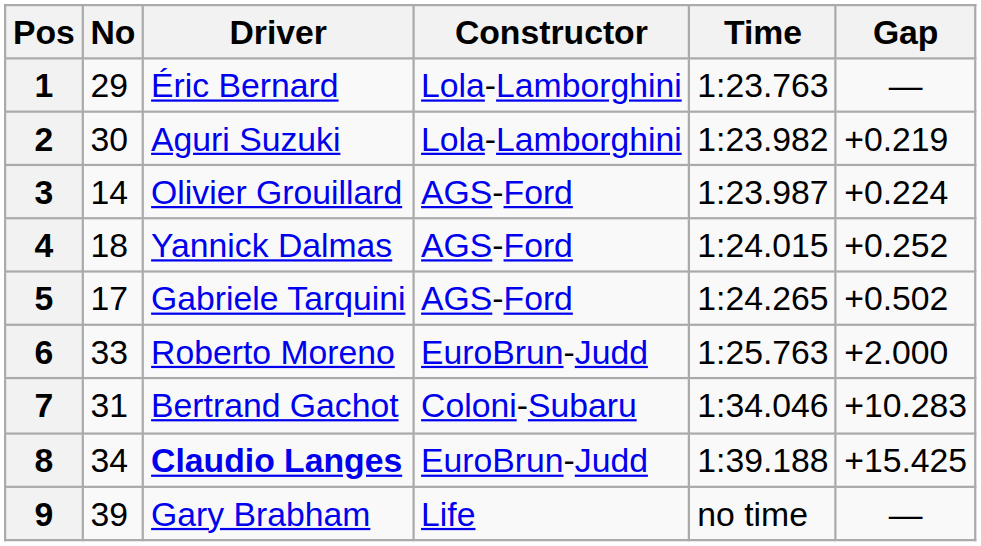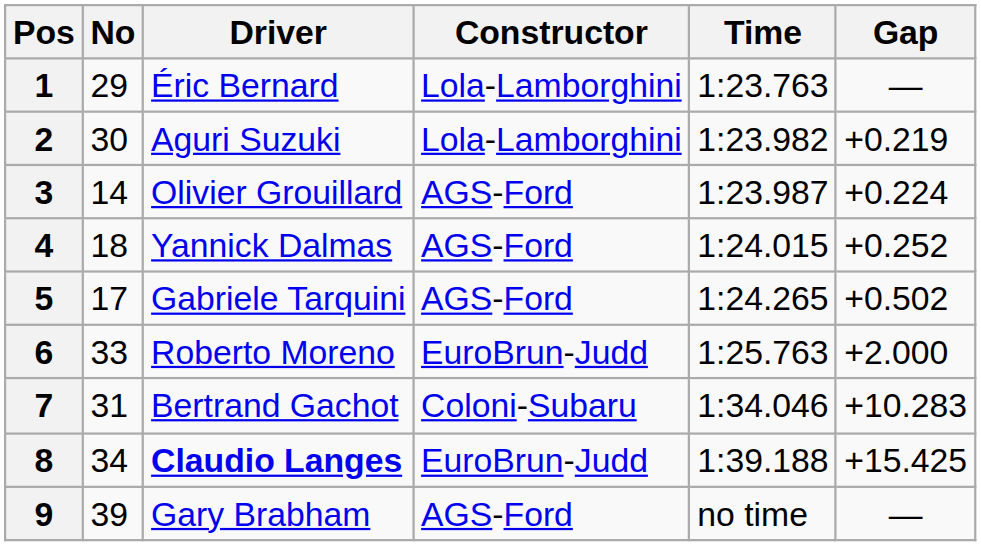(448, 513) Life -> (497, 513) AGS-Ford
